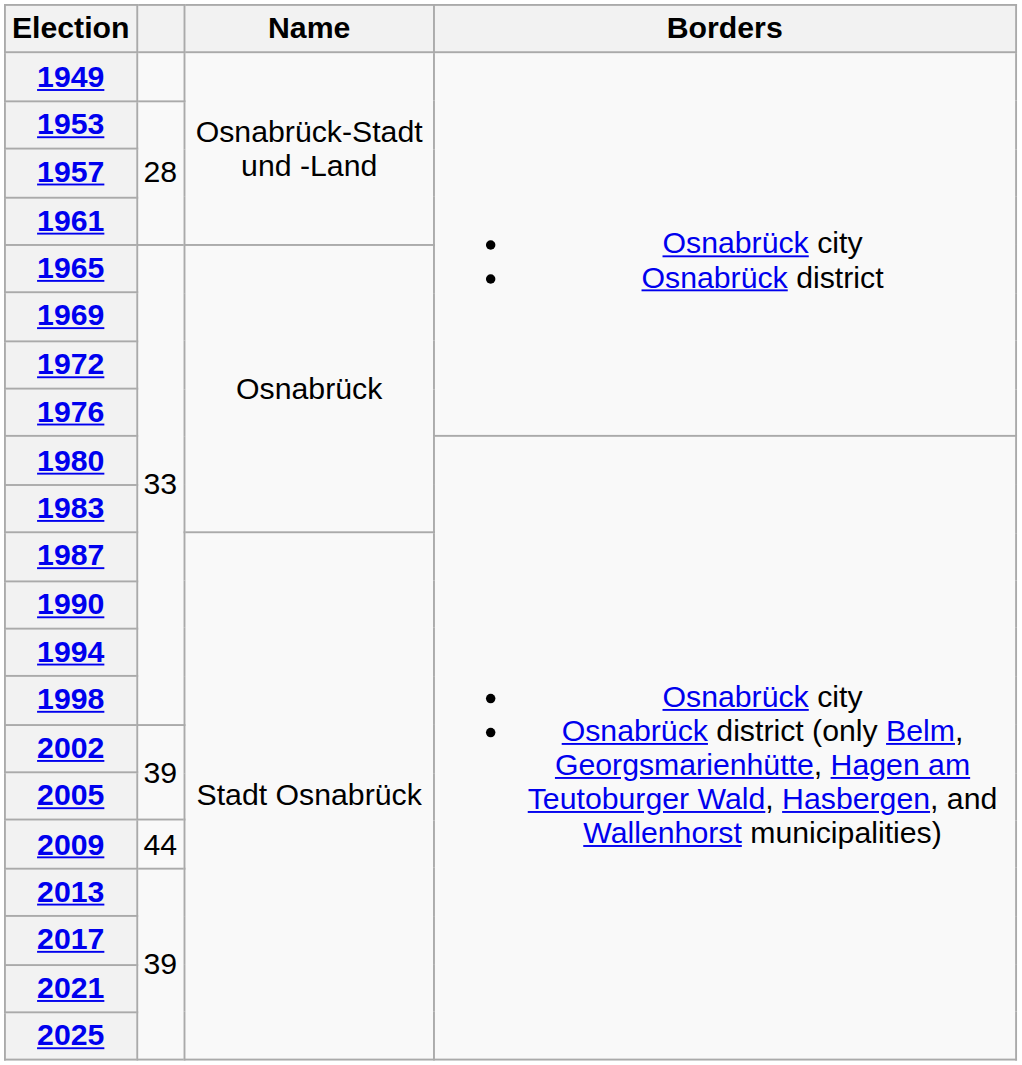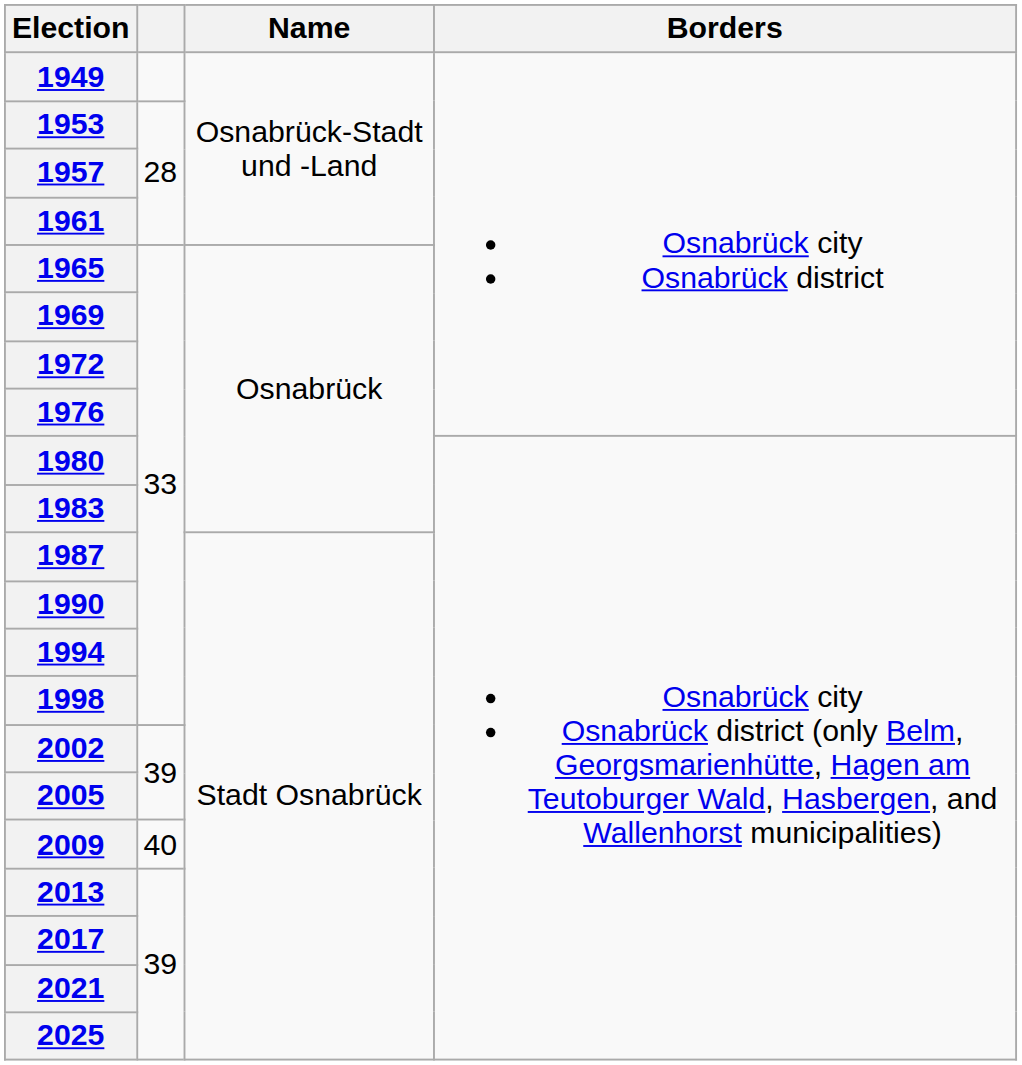(160, 843) 44 -> (160, 843) 40
